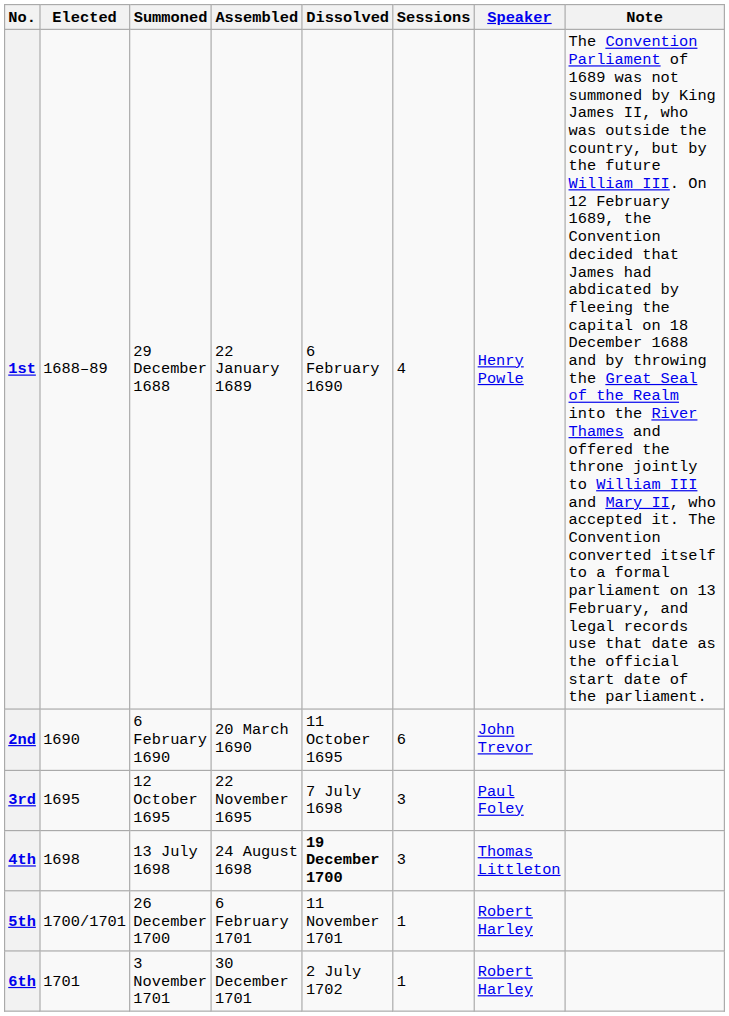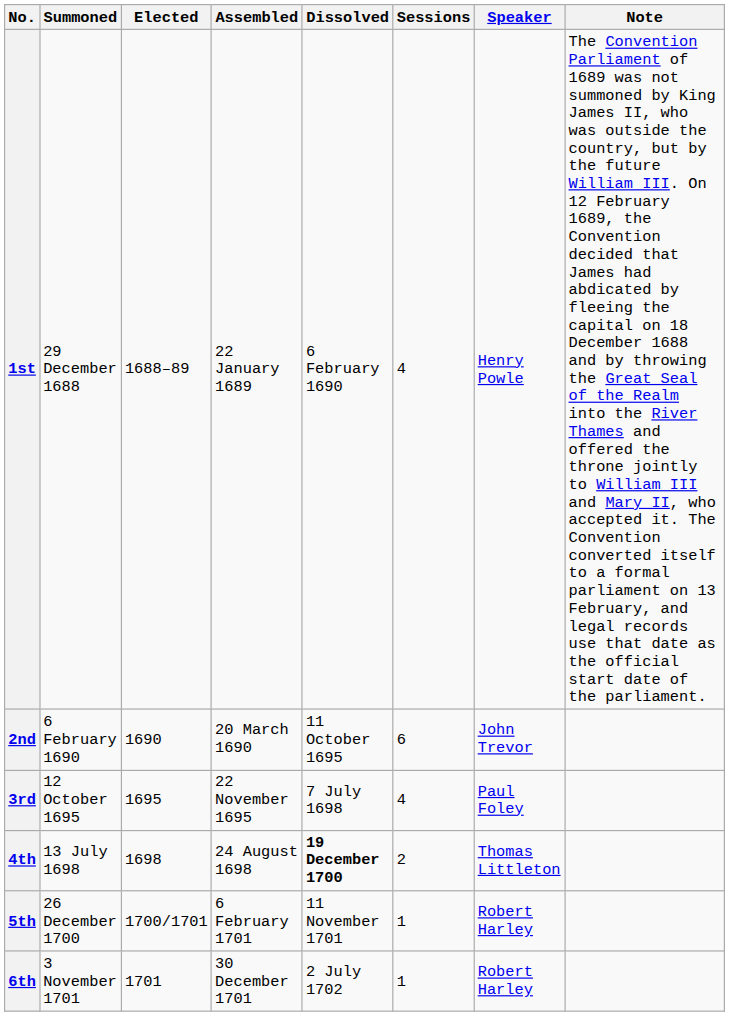columns swapped: (171, 17) <-> (85, 17)
(401, 800) 3 -> (401, 800) 4
(401, 860) 3 -> (401, 860) 2
